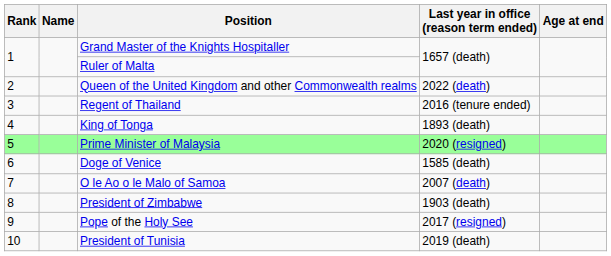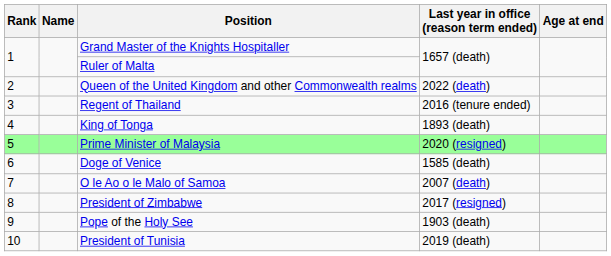(456, 202) 1903 (death) -> (464, 202) 2017 (resigned)
(464, 221) 2017 (resigned) -> (456, 221) 1903 (death)
